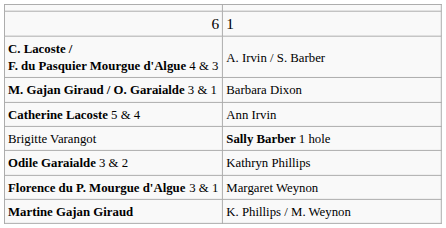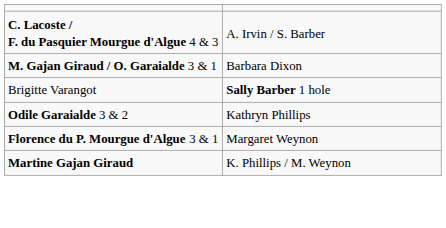- row: (215, 23)
- row: (74, 115)
